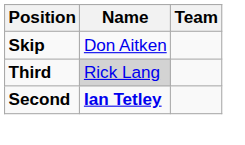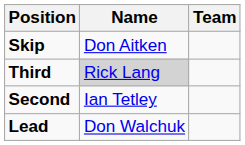(123, 99) bold -> (120, 99) normal
+ row: (28, 126)
